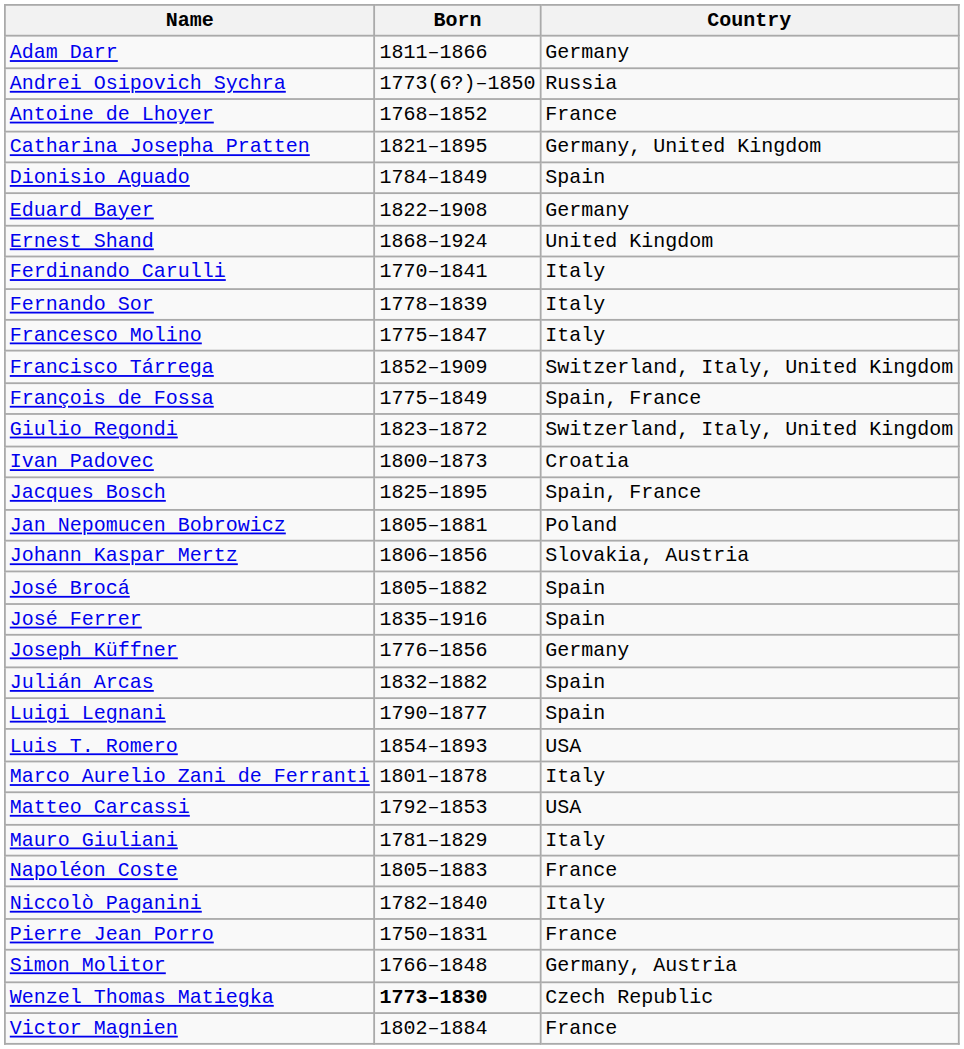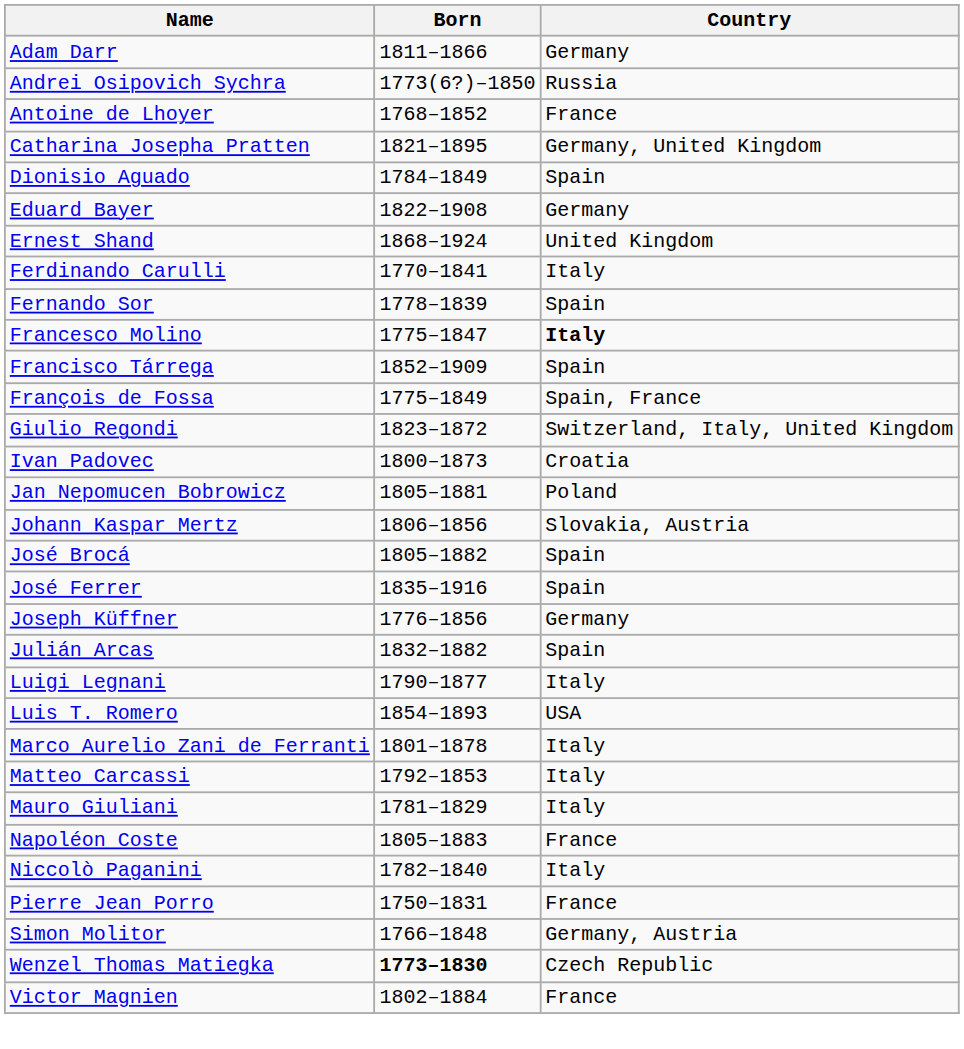(575, 304) Italy -> (575, 304) Spain
(575, 336) normal -> (575, 336) bold
(749, 367) Switzerland, Italy, United Kingdom -> (575, 367) Spain
- row: (88, 493)
(575, 714) Spain -> (575, 682) Italy
(563, 808) USA -> (575, 777) Italy
